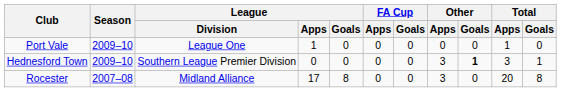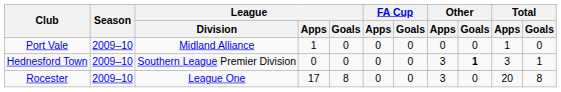(217, 45) League One -> (217, 45) Midland Alliance
(113, 78) 2007–08 -> (113, 78) 2009–10
(217, 78) Midland Alliance -> (217, 78) League One
